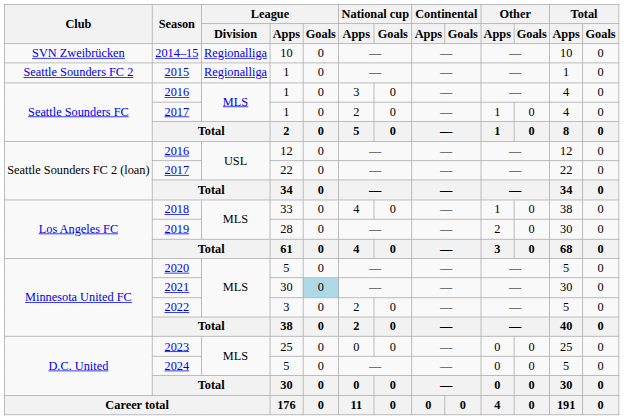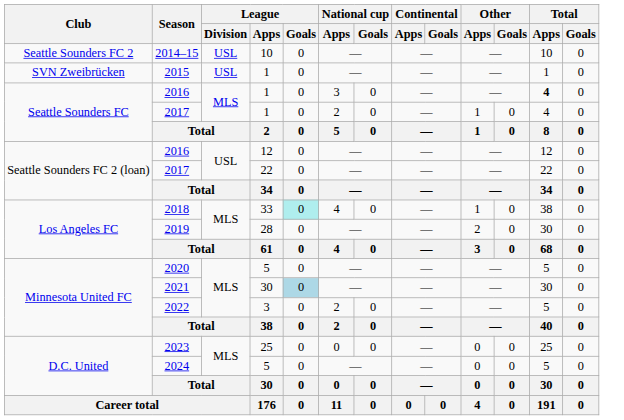(78, 53) SVN Zweibrücken -> (78, 53) Seattle Sounders FC 2
(236, 53) Regionalliga -> (226, 53) USL
(78, 72) Seattle Sounders FC 2 -> (78, 72) SVN Zweibrücken
(236, 72) Regionalliga -> (226, 72) USL
(566, 92) normal -> (546, 92) bold
(321, 209) no background -> (301, 209) paleturquoise background
